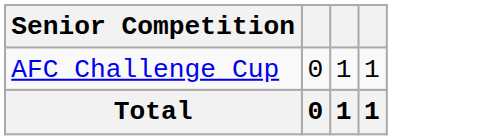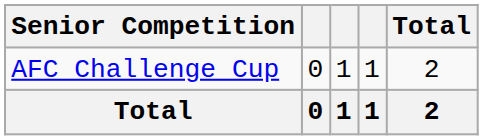+ column: (432, 26)
